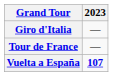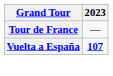- row: (43, 29)
